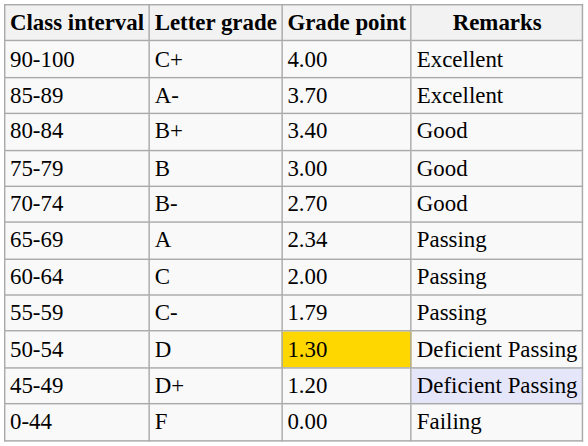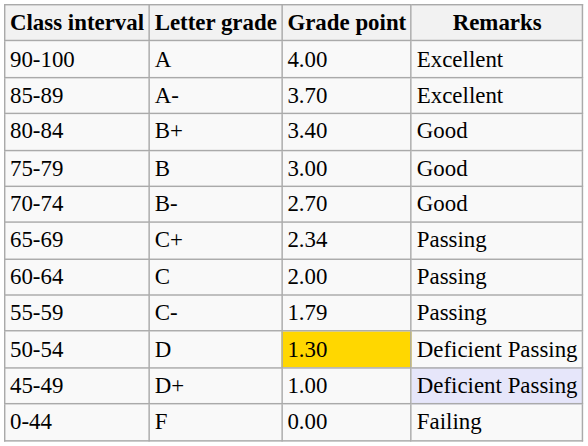(169, 58) C+ -> (163, 58) A
(163, 240) A -> (169, 240) C+
(307, 385) 1.20 -> (307, 385) 1.00
